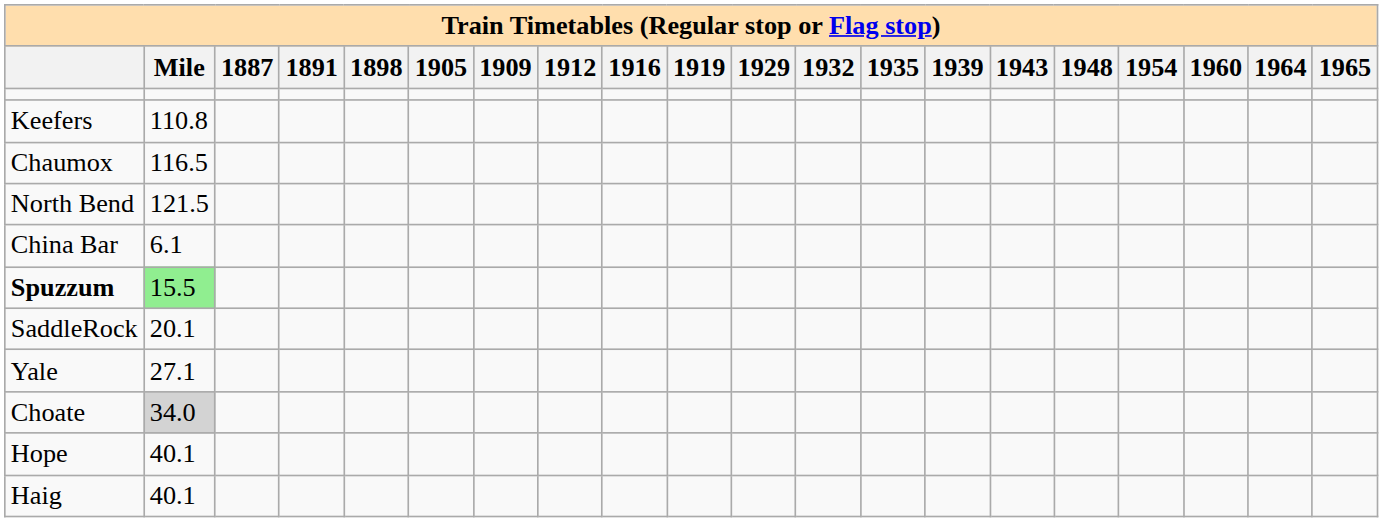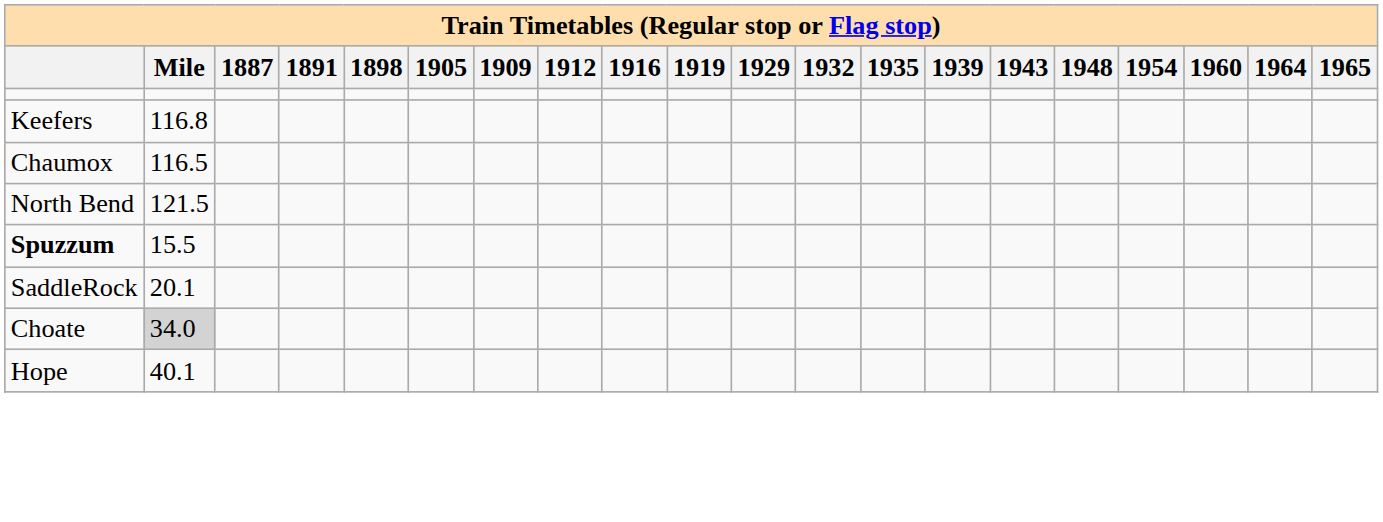(179, 120) 110.8 -> (179, 120) 116.8
- row: (64, 245)
(173, 287) lightgreen background -> (173, 245) no background
- row: (34, 370)
- row: (36, 495)
